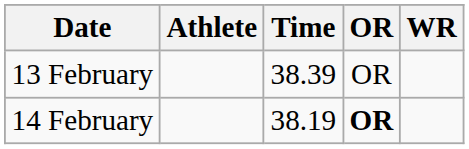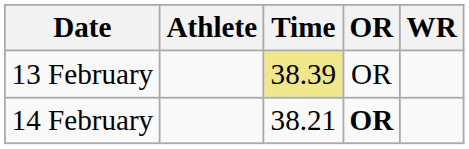(303, 73) no background -> (303, 73) khaki background
(303, 119) 38.19 -> (303, 119) 38.21
